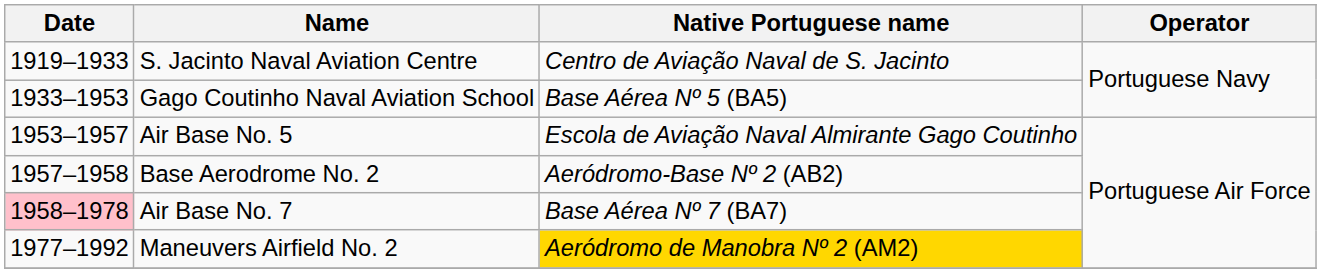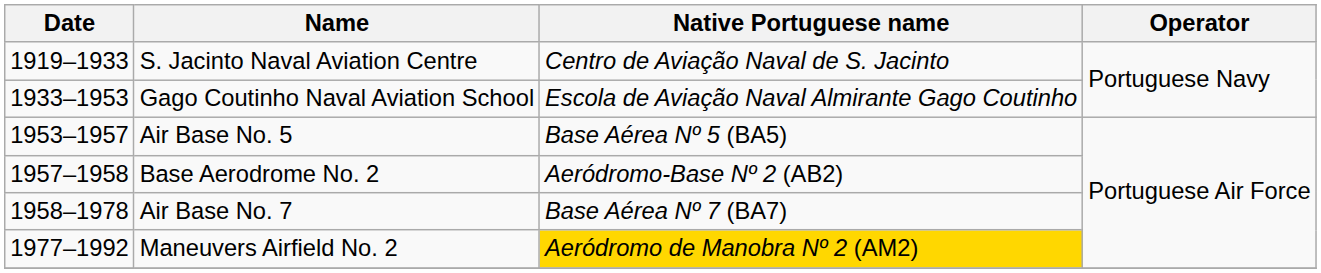(666, 98) Base Aérea Nº 5 (BA5) -> (811, 98) Escola de Aviação Naval Almirante Gago Coutinho
(811, 135) Escola de Aviação Naval Almirante Gago Coutinho -> (666, 135) Base Aérea Nº 5 (BA5)
(69, 211) pink background -> (69, 211) no background
